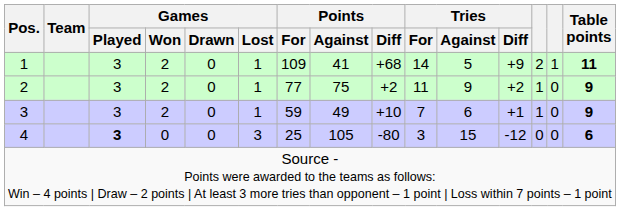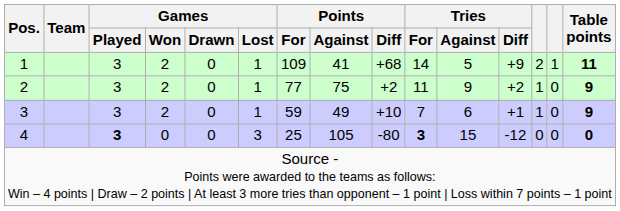(421, 135) normal -> (421, 135) bold
(589, 135) 6 -> (589, 135) 0
